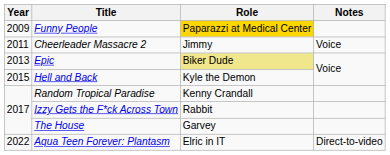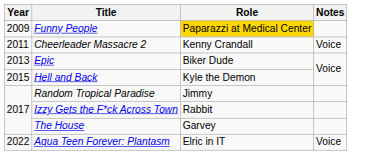(197, 45) Jimmy -> (218, 45) Kenny Crandall
(208, 61) khaki background -> (208, 61) no background
(218, 93) Kenny Crandall -> (197, 93) Jimmy
(349, 142) Direct-to-video -> (329, 142) Voice
